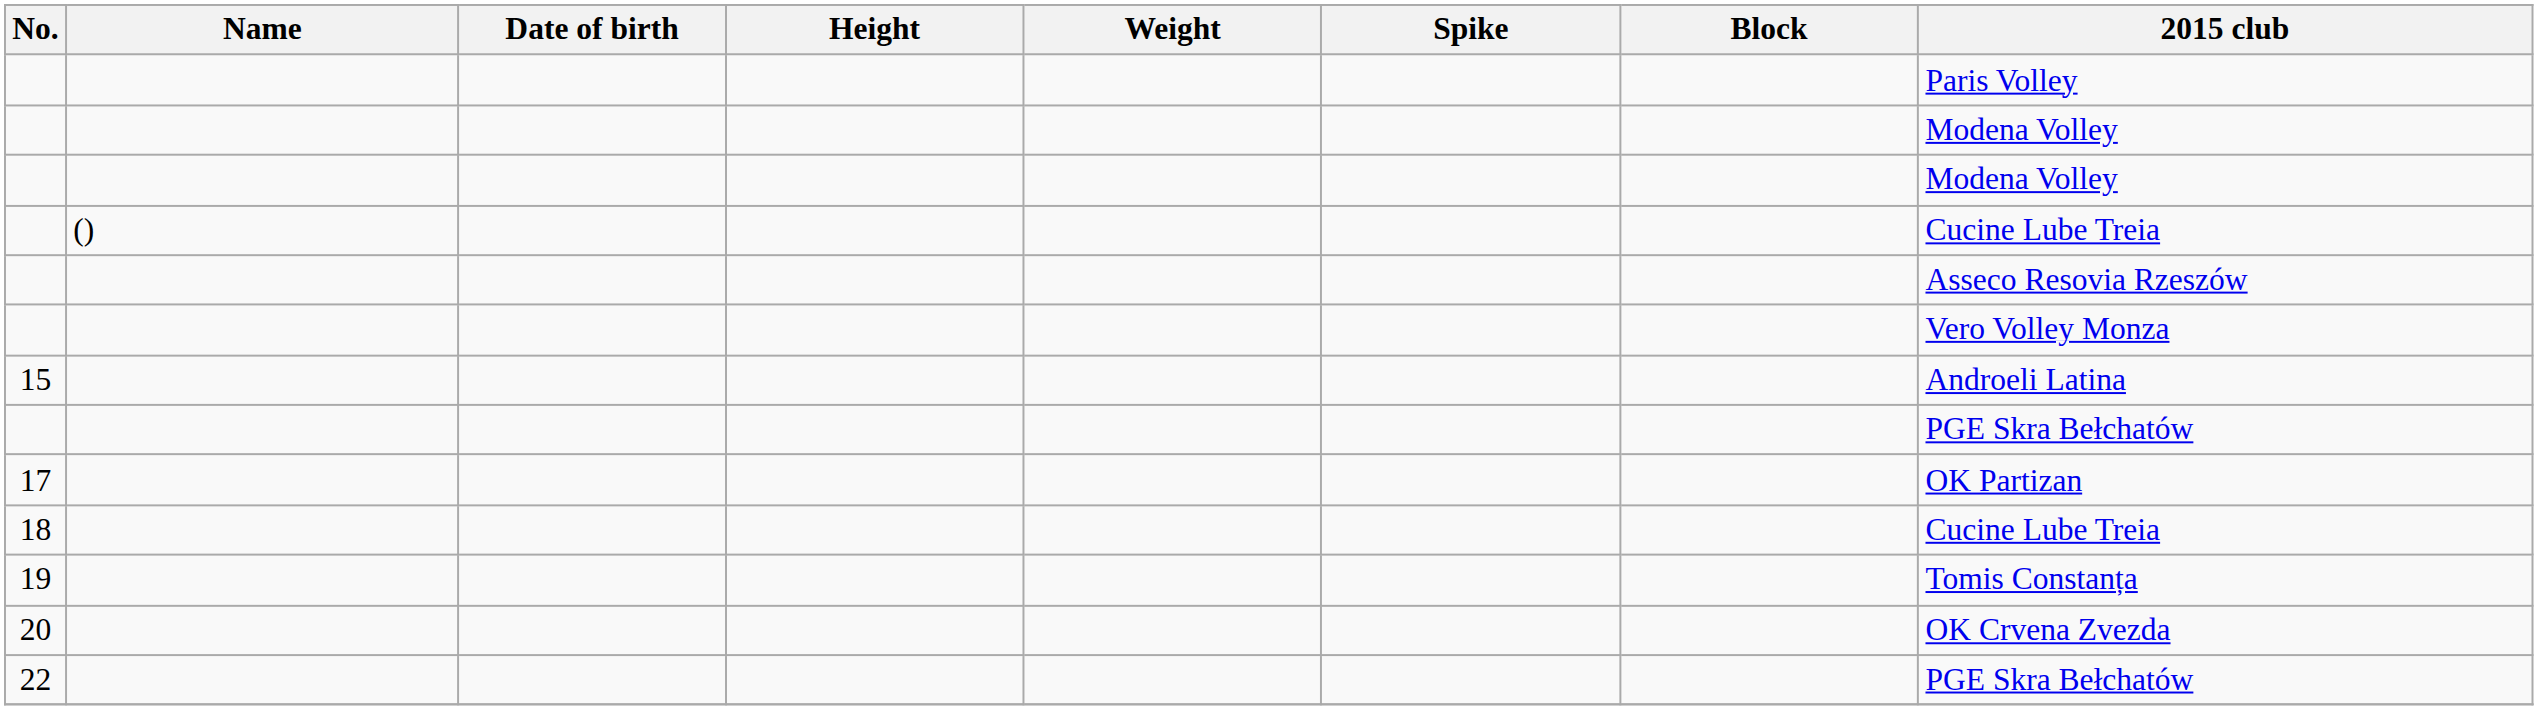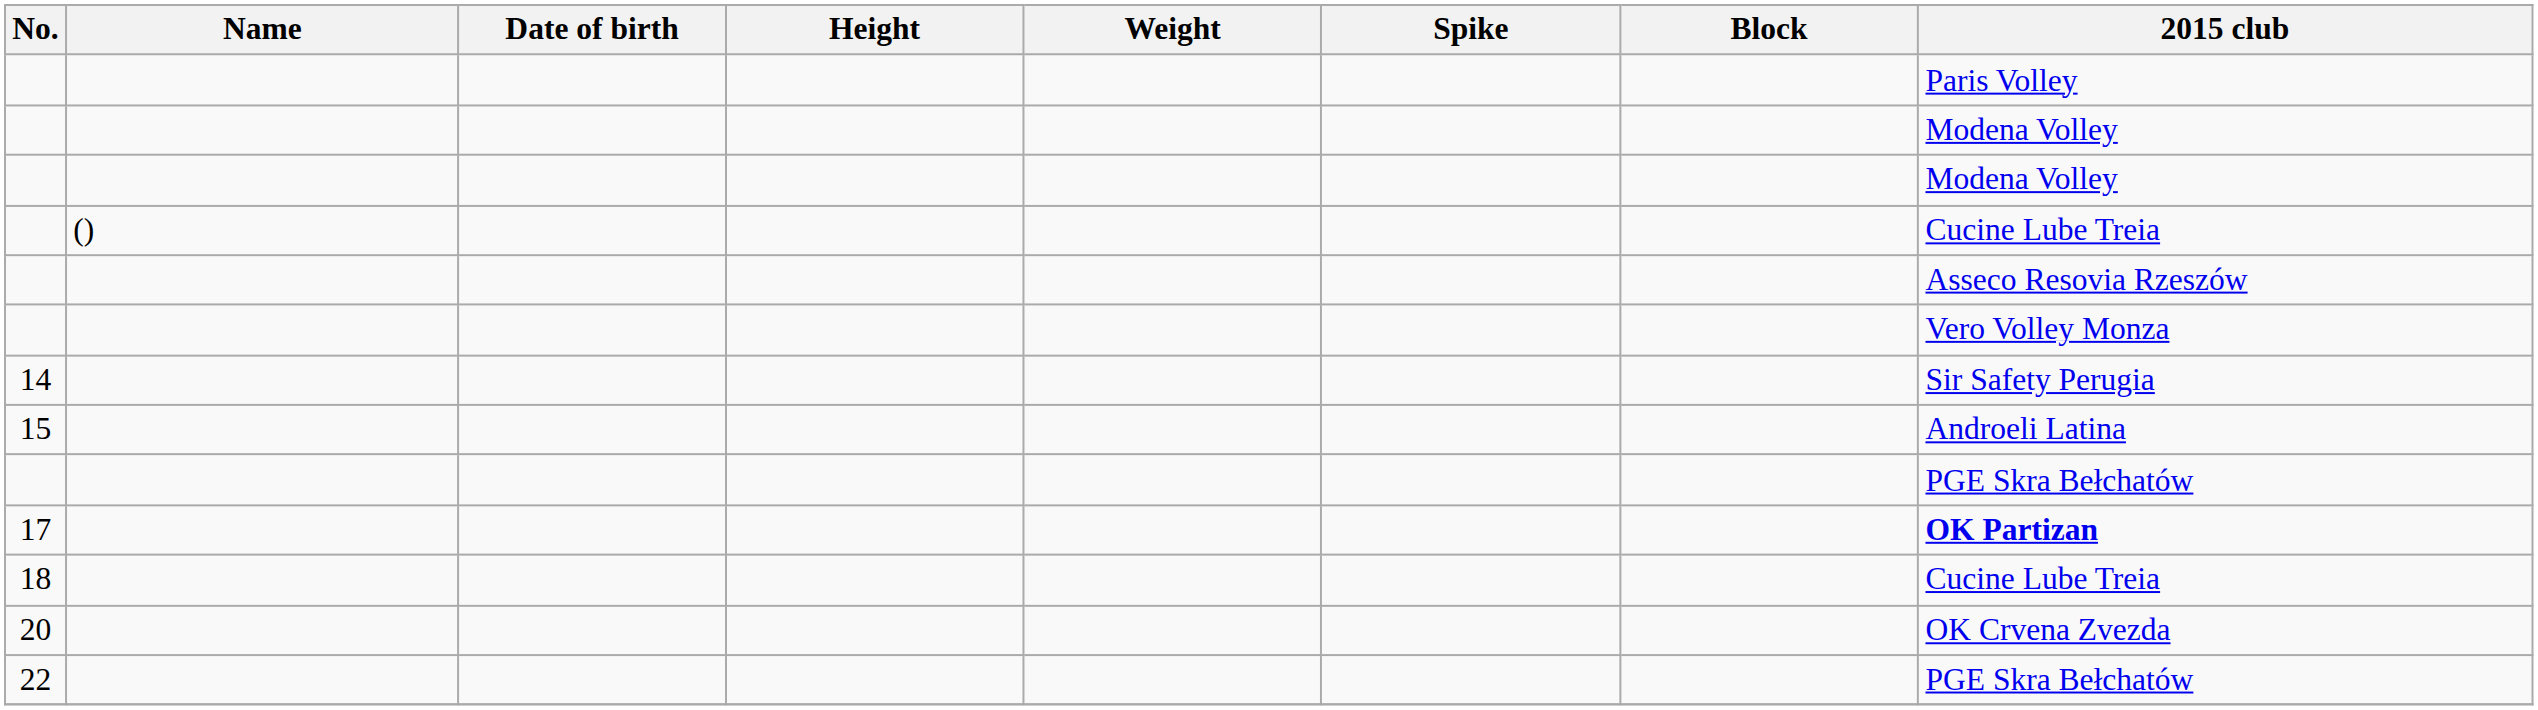+ row: (35, 379)
(2004, 479) normal -> (2012, 529) bold
- row: (35, 579)
